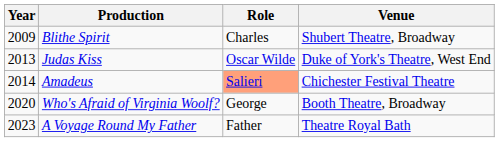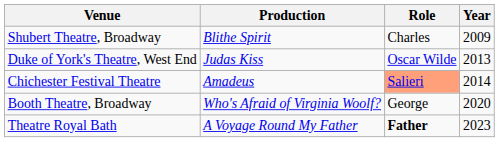columns swapped: (22, 15) <-> (396, 15)
(244, 125) normal -> (407, 125) bold
